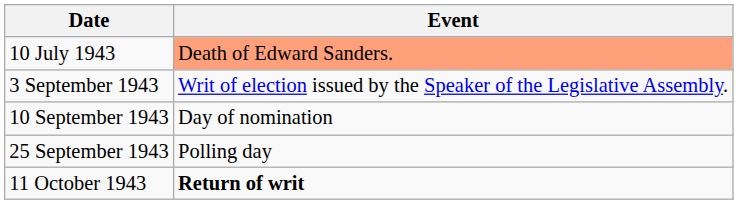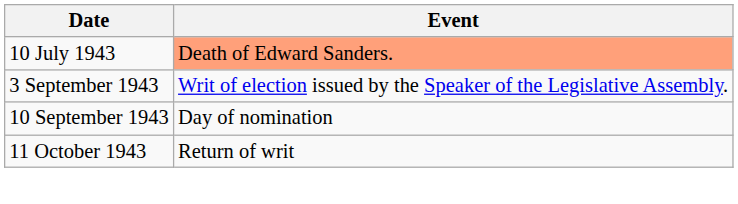- row: (89, 150)
(241, 183) bold -> (236, 150) normal
